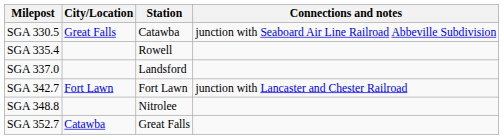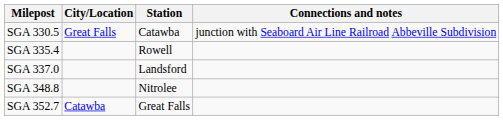- row: (33, 87)
